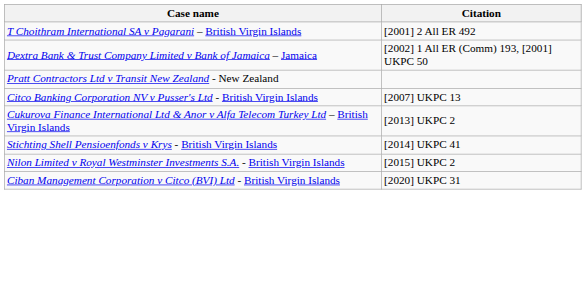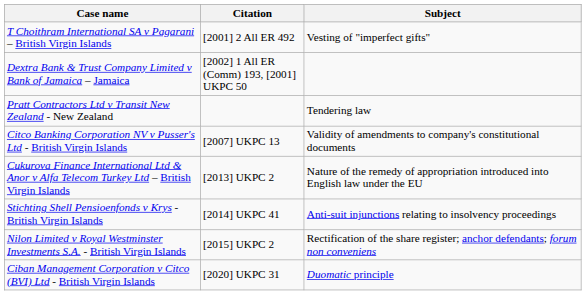+ column: (443, 13)
